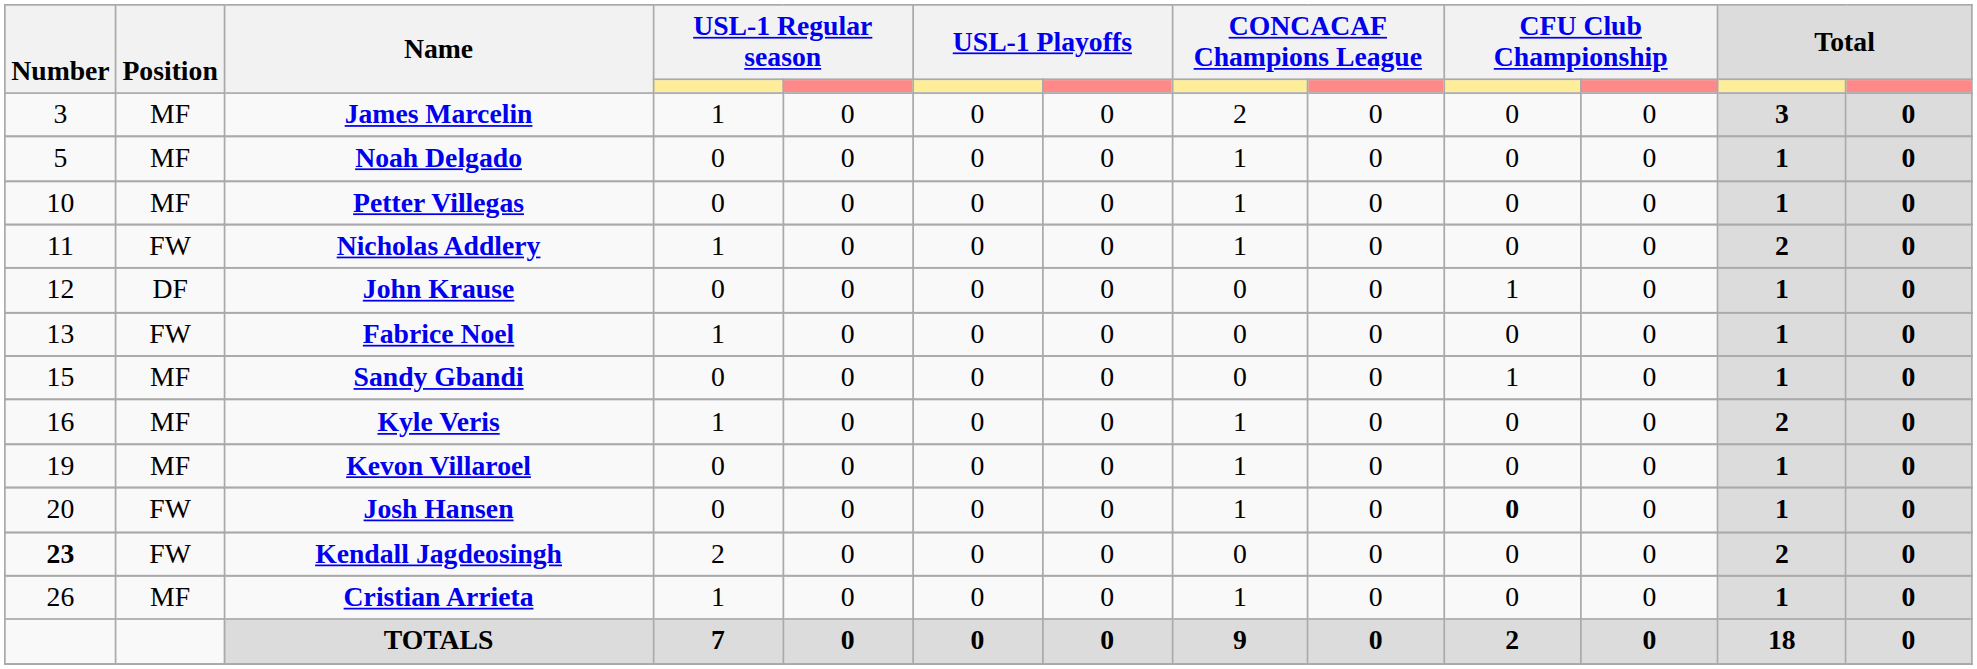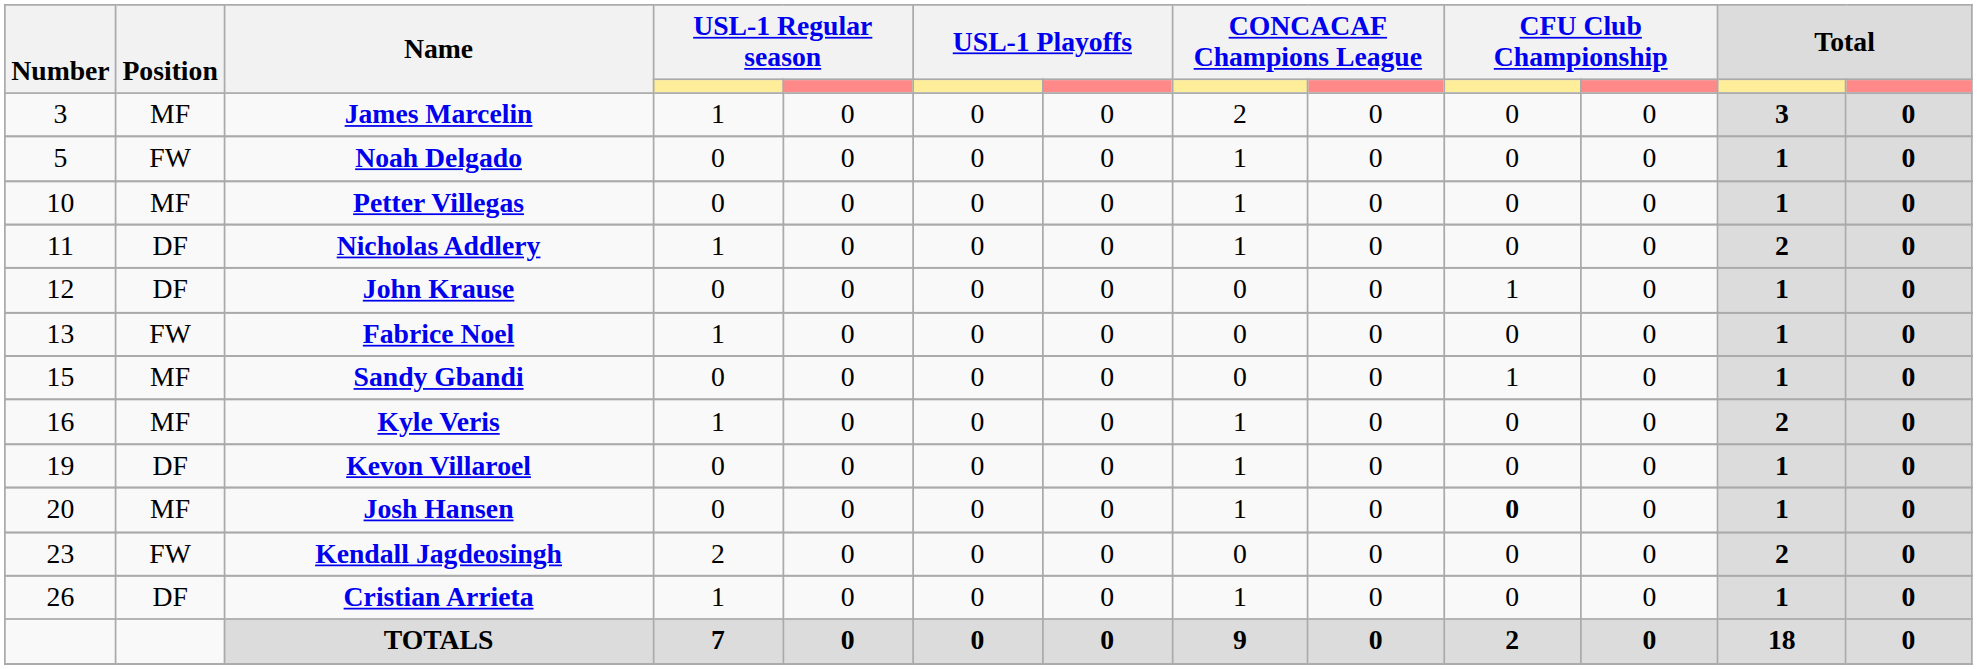(170, 158) MF -> (170, 158) FW
(170, 245) FW -> (170, 245) DF
(170, 465) MF -> (170, 465) DF
(170, 509) FW -> (170, 509) MF
(60, 553) bold -> (60, 553) normal
(170, 597) MF -> (170, 597) DF
